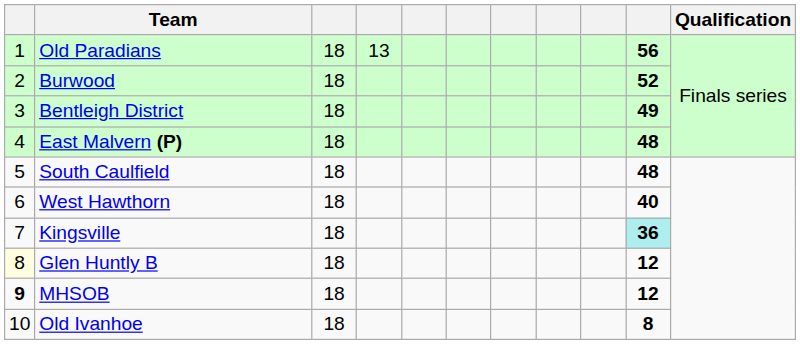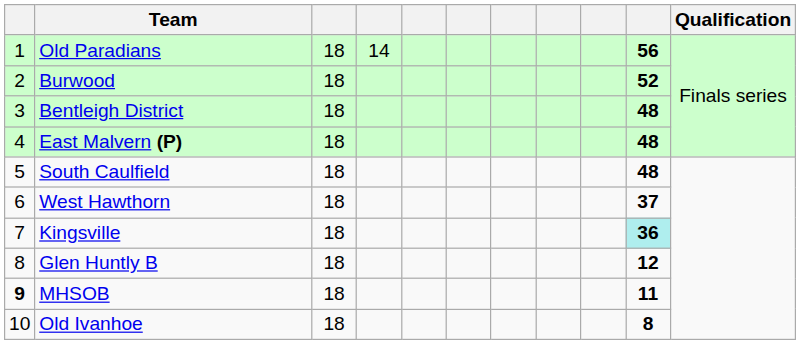(379, 50) 13 -> (379, 50) 14
(648, 111) 49 -> (648, 111) 48
(648, 202) 40 -> (648, 202) 37
(20, 263) lightyellow background -> (20, 263) no background
(648, 293) 12 -> (648, 293) 11
